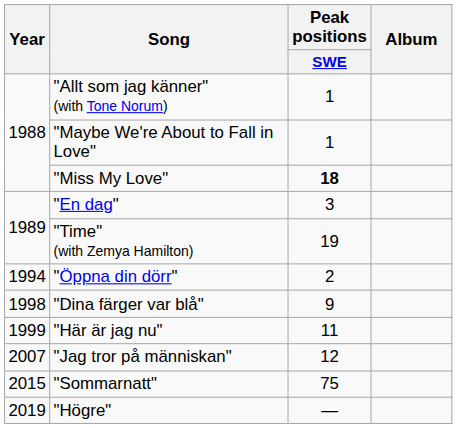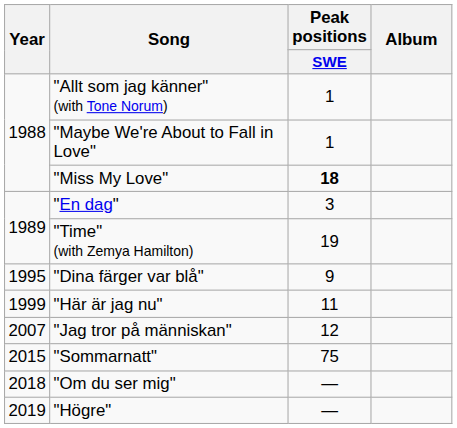- row: (116, 277)
(27, 303) 1998 -> (27, 277) 1995
+ row: (115, 383)
